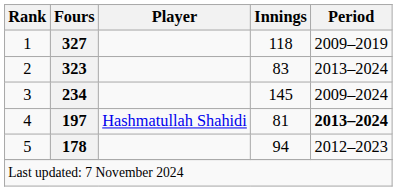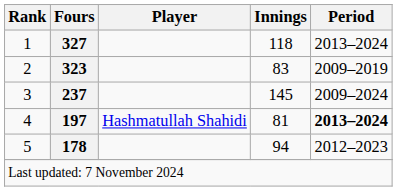(351, 43) 2009–2019 -> (351, 43) 2013–2024
(351, 69) 2013–2024 -> (351, 69) 2009–2019
(74, 95) 234 -> (74, 95) 237
